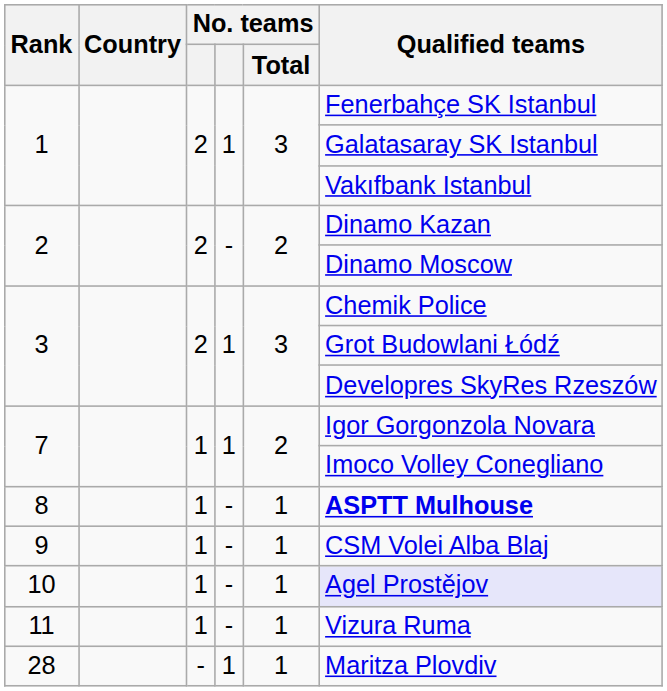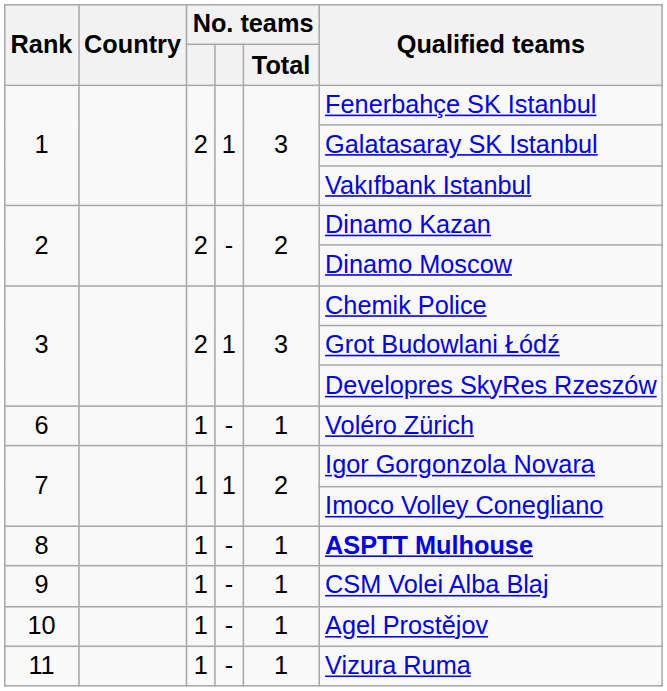+ row: (42, 425)
(407, 585) lavender background -> (407, 625) no background
- row: (42, 666)
